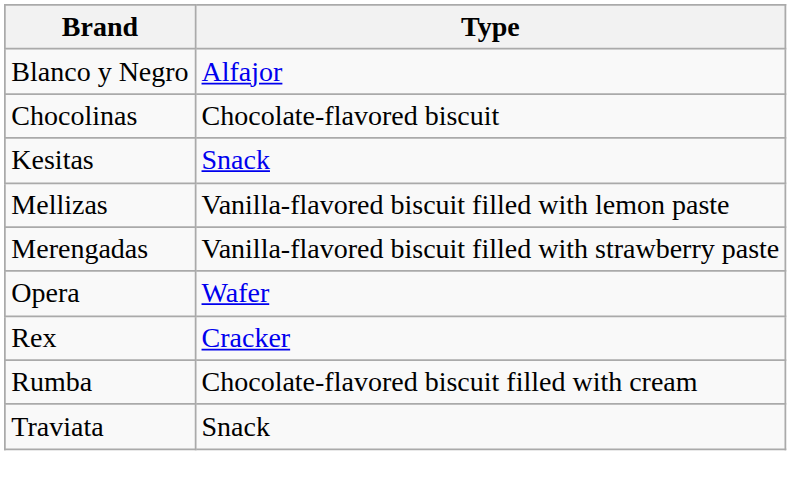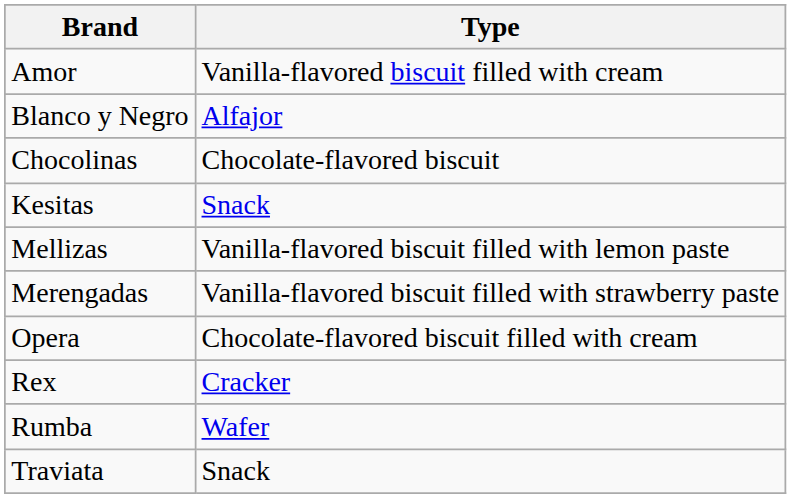+ row: (44, 71)
(235, 293) Wafer -> (450, 337) Chocolate-flavored biscuit filled with cream
(450, 381) Chocolate-flavored biscuit filled with cream -> (235, 426) Wafer
